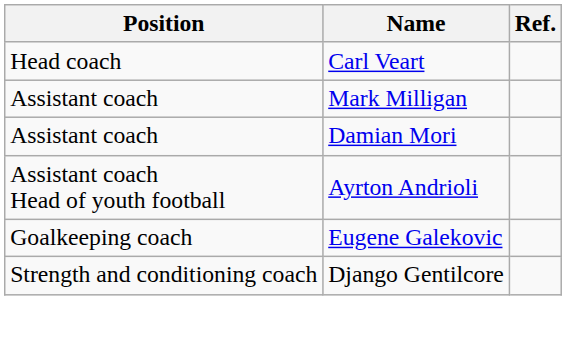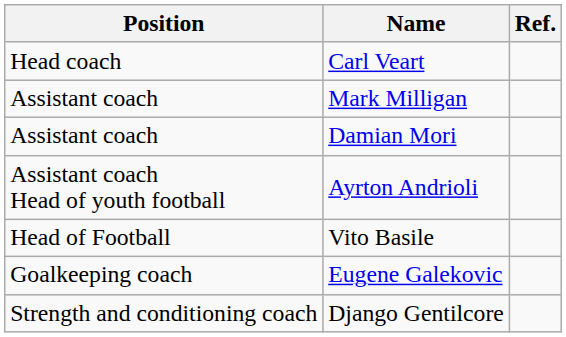+ row: (381, 237)
